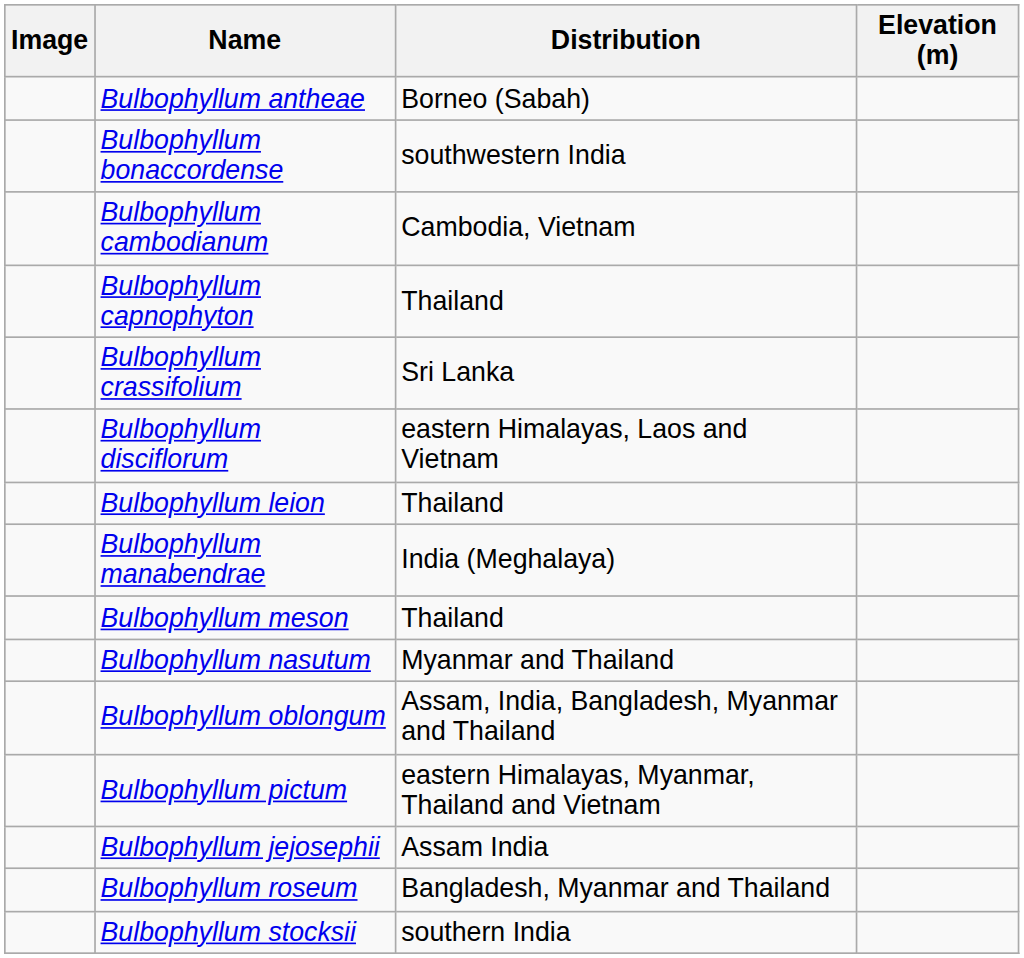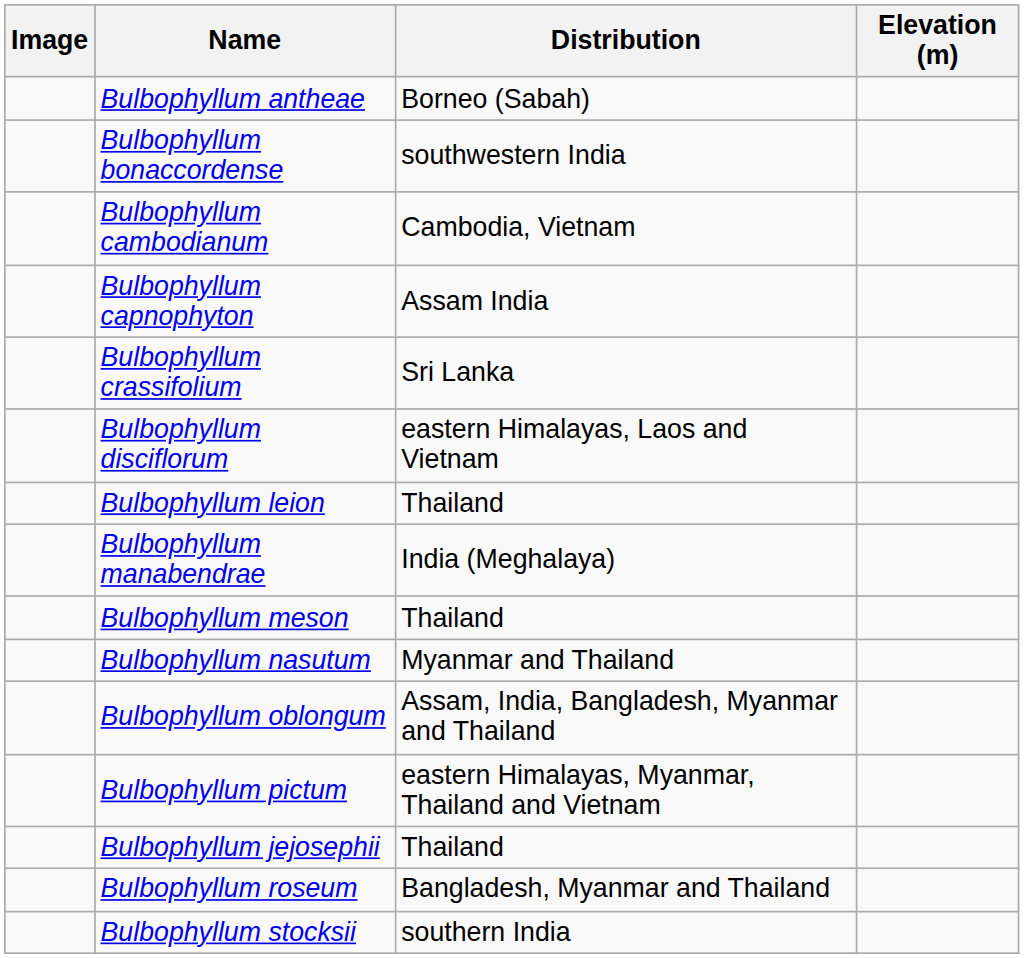(452, 300) Thailand -> (475, 300) Assam India
(475, 847) Assam India -> (452, 847) Thailand
